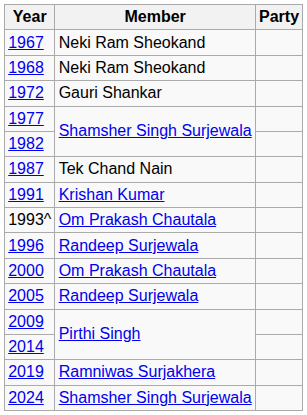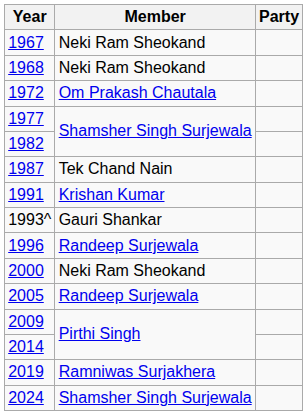(110, 93) Gauri Shankar -> (137, 93) Om Prakash Chautala
(137, 220) Om Prakash Chautala -> (110, 220) Gauri Shankar
(137, 270) Om Prakash Chautala -> (132, 270) Neki Ram Sheokand
